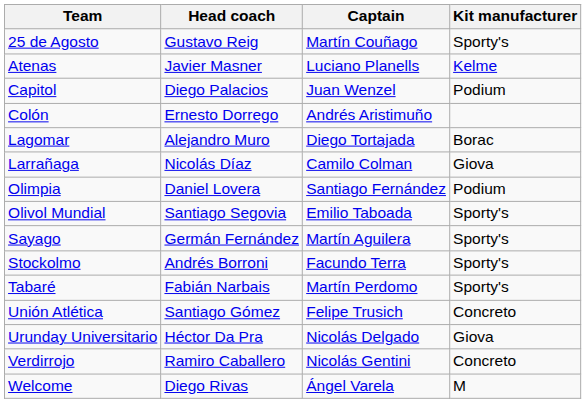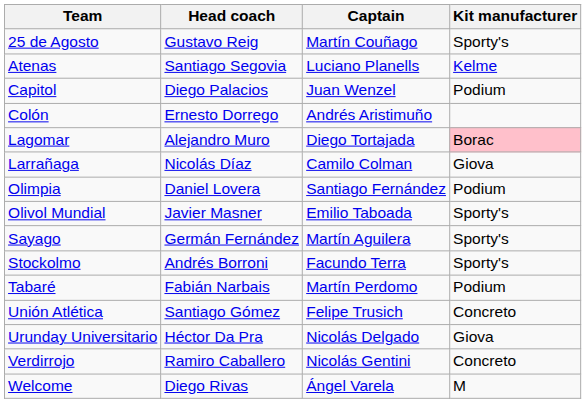(213, 66) Javier Masner -> (225, 66) Santiago Segovia
(473, 139) no background -> (473, 139) pink background
(225, 213) Santiago Segovia -> (213, 213) Javier Masner
(481, 287) Sporty's -> (479, 287) Podium
